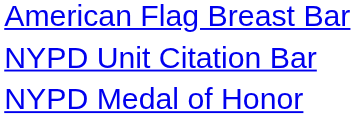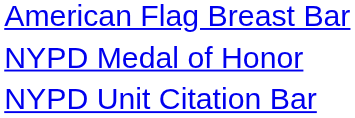rows swapped: (154, 99) <-> (161, 57)
